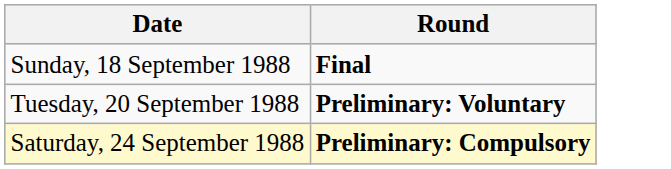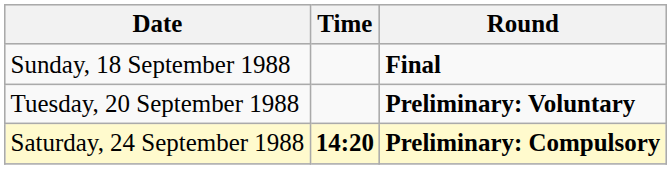+ column: (345, 24)
